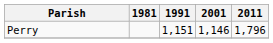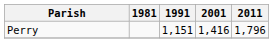(214, 30) 1,146 -> (214, 30) 1,416
